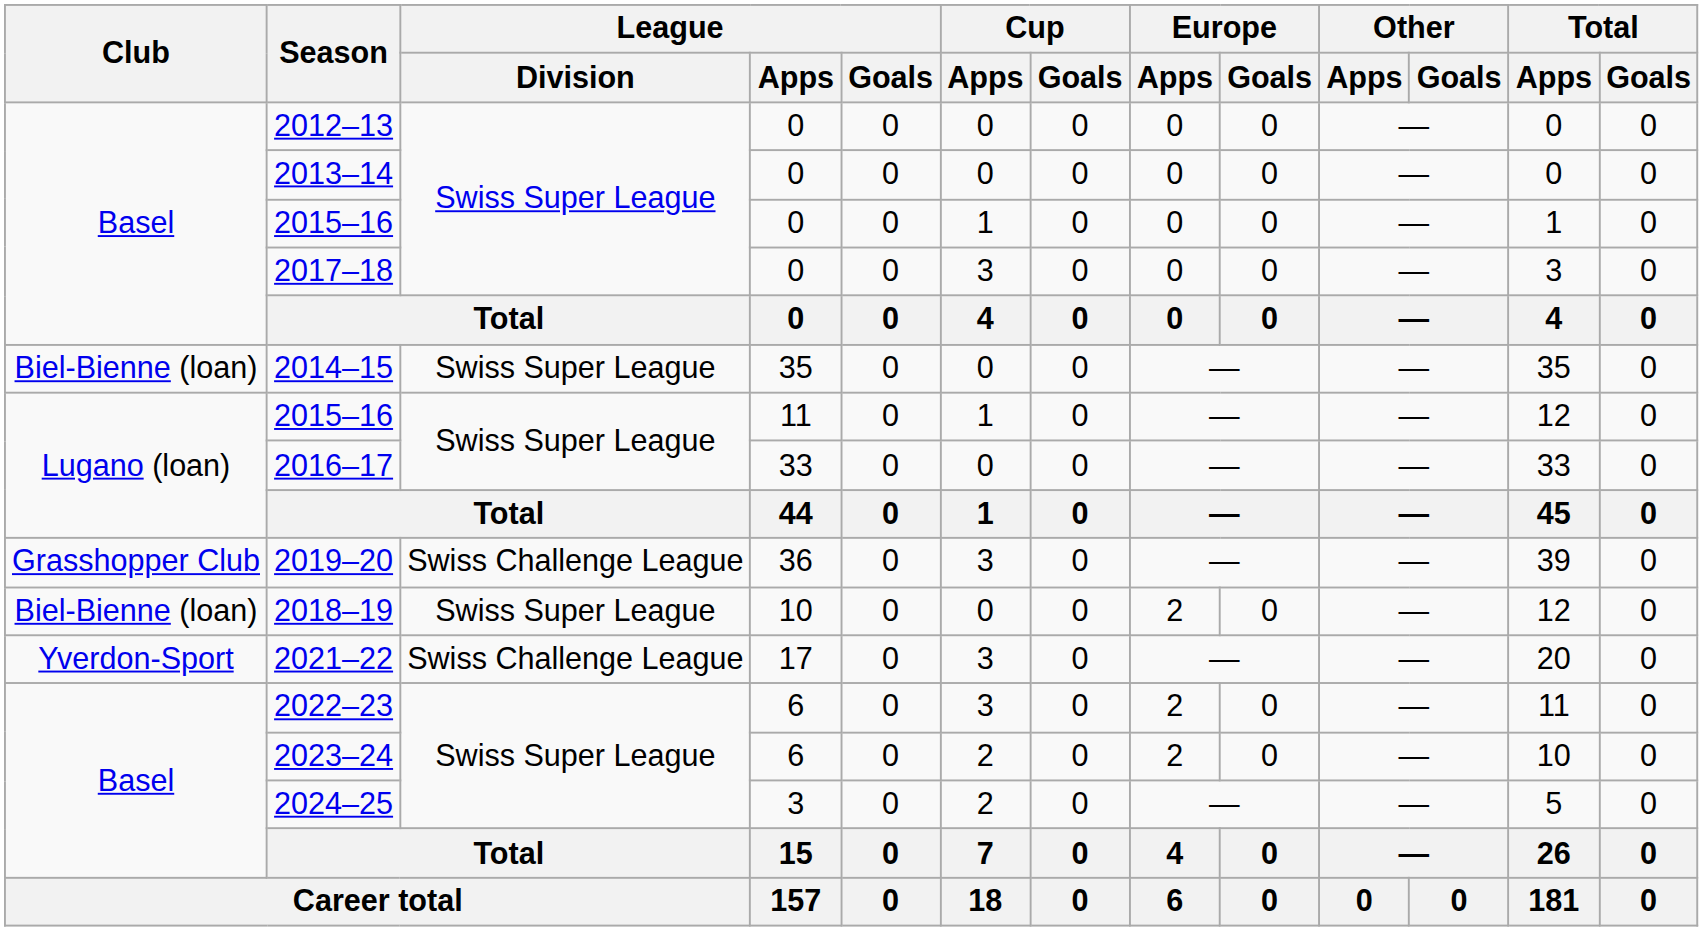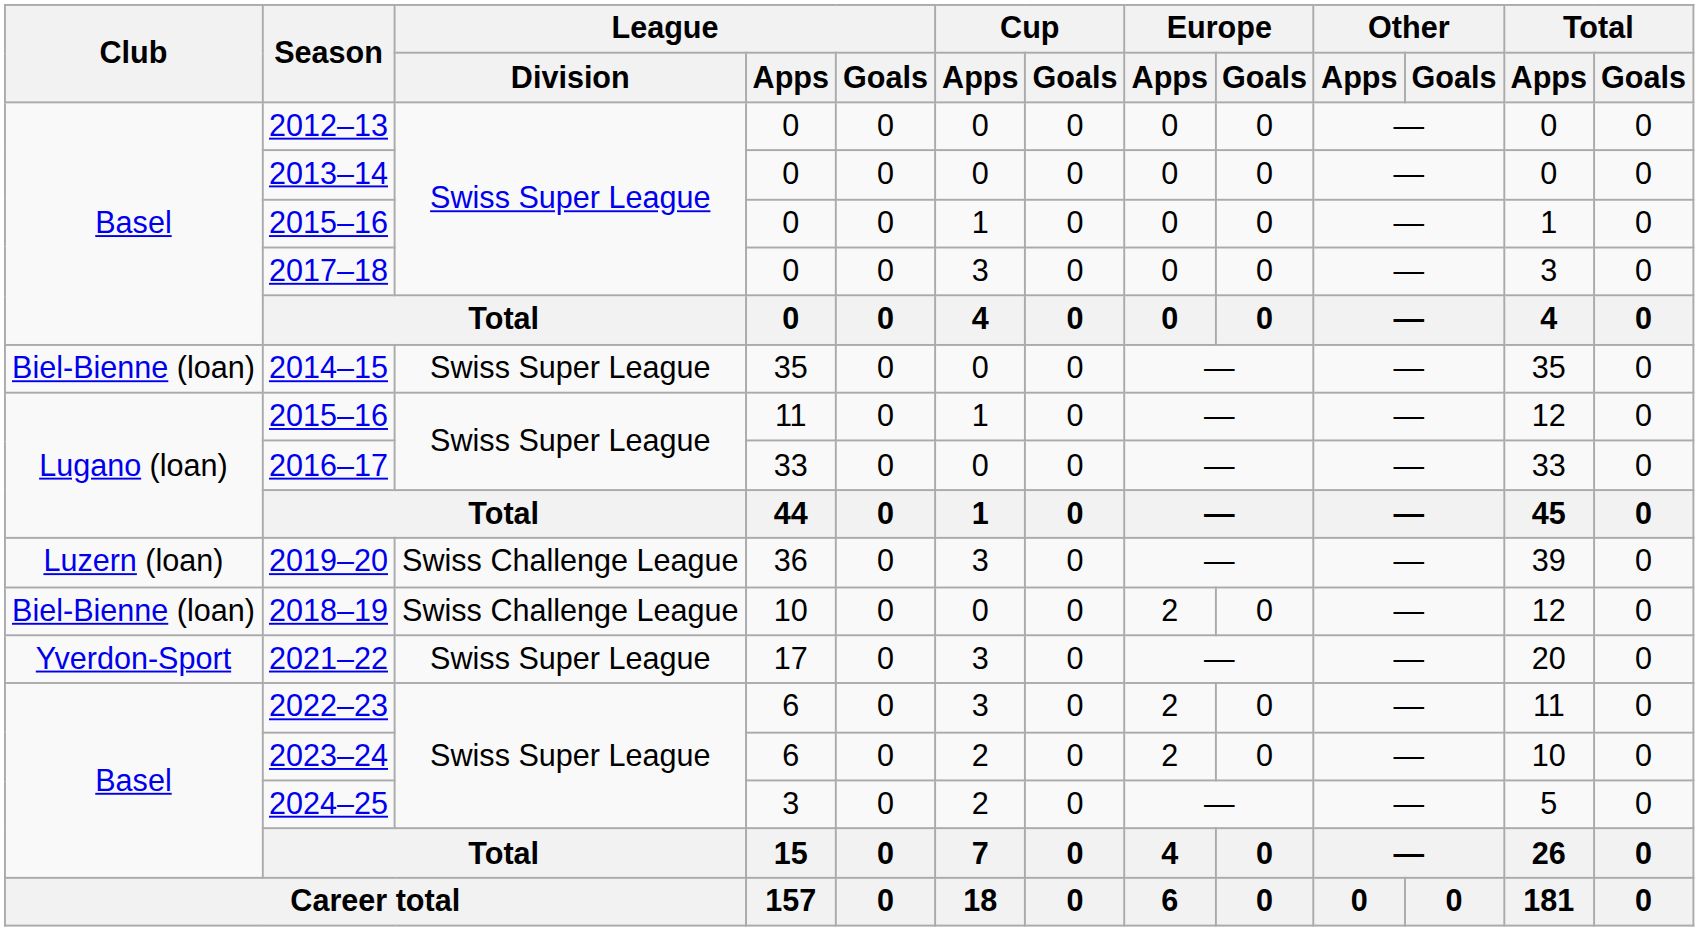(136, 561) Grasshopper Club -> (133, 561) Luzern (loan)
(575, 610) Swiss Super League -> (570, 610) Swiss Challenge League
(575, 658) Swiss Challenge League -> (570, 658) Swiss Super League
